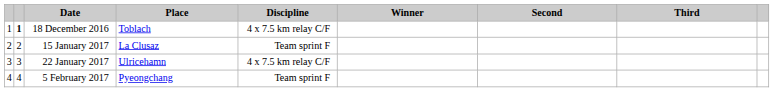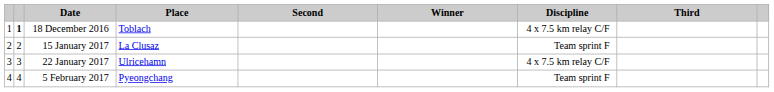columns swapped: (288, 12) <-> (547, 12)
